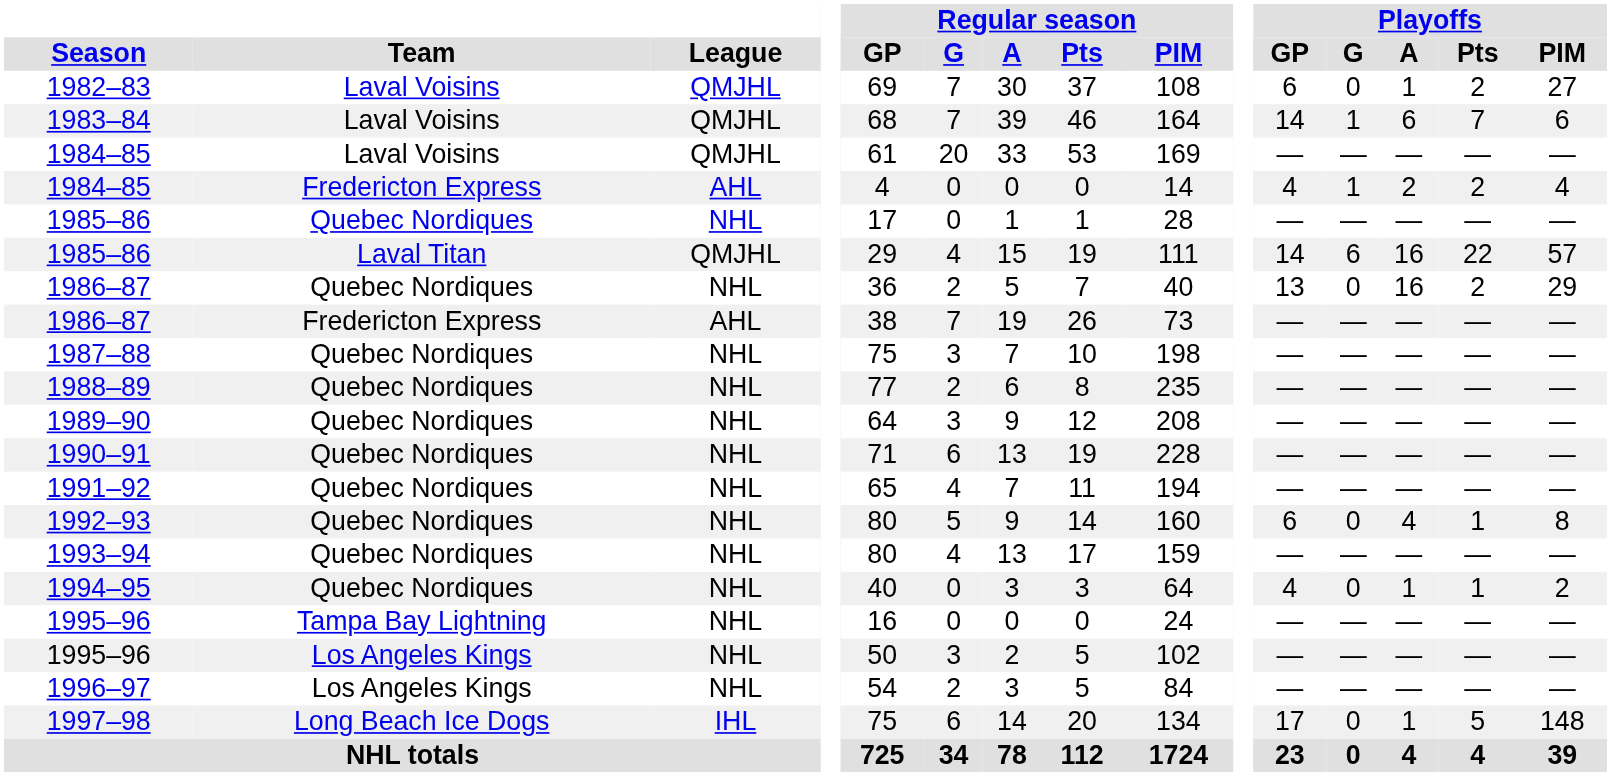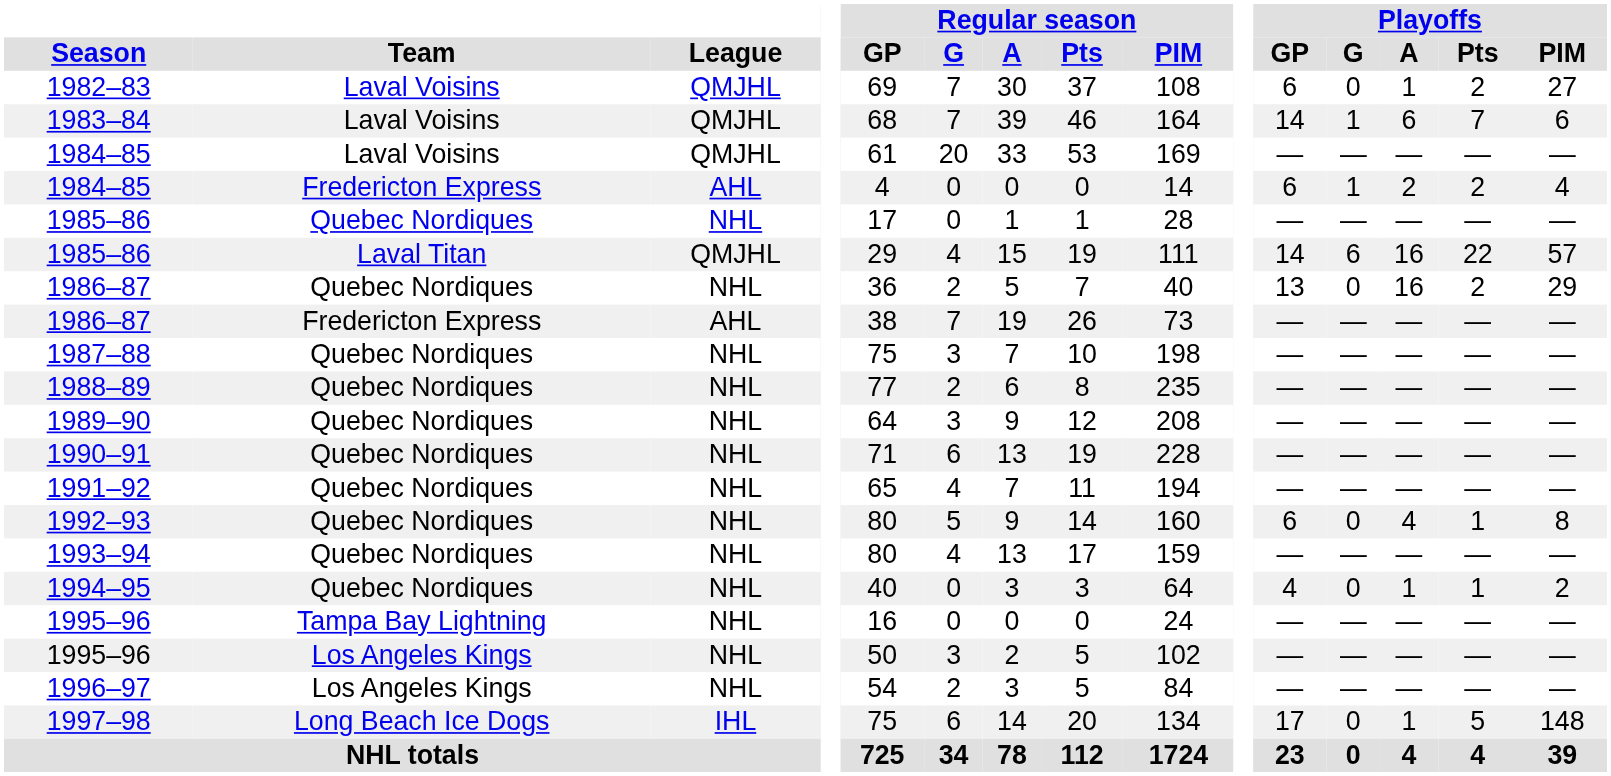(1290, 187) 4 -> (1290, 187) 6
